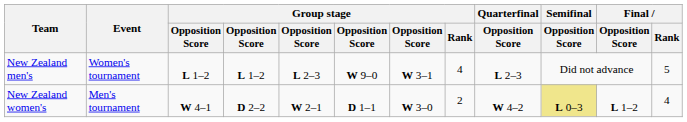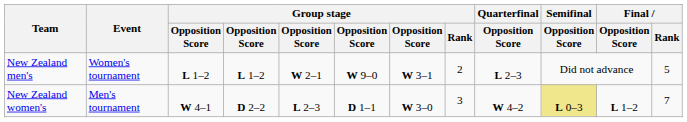(307, 75) L 2–3 -> (307, 75) W 2–1
(460, 69) 4 -> (460, 69) 2
(307, 107) W 2–1 -> (307, 107) L 2–3
(460, 101) 2 -> (460, 101) 3
(667, 101) 4 -> (667, 101) 7
